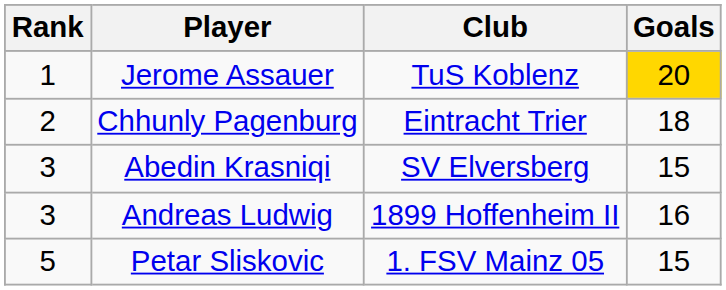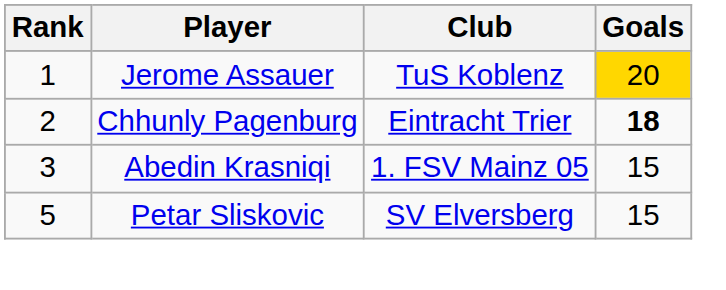(674, 121) normal -> (643, 121) bold
(495, 167) SV Elversberg -> (480, 167) 1. FSV Mainz 05
- row: (227, 214)
(495, 261) 1. FSV Mainz 05 -> (480, 214) SV Elversberg
